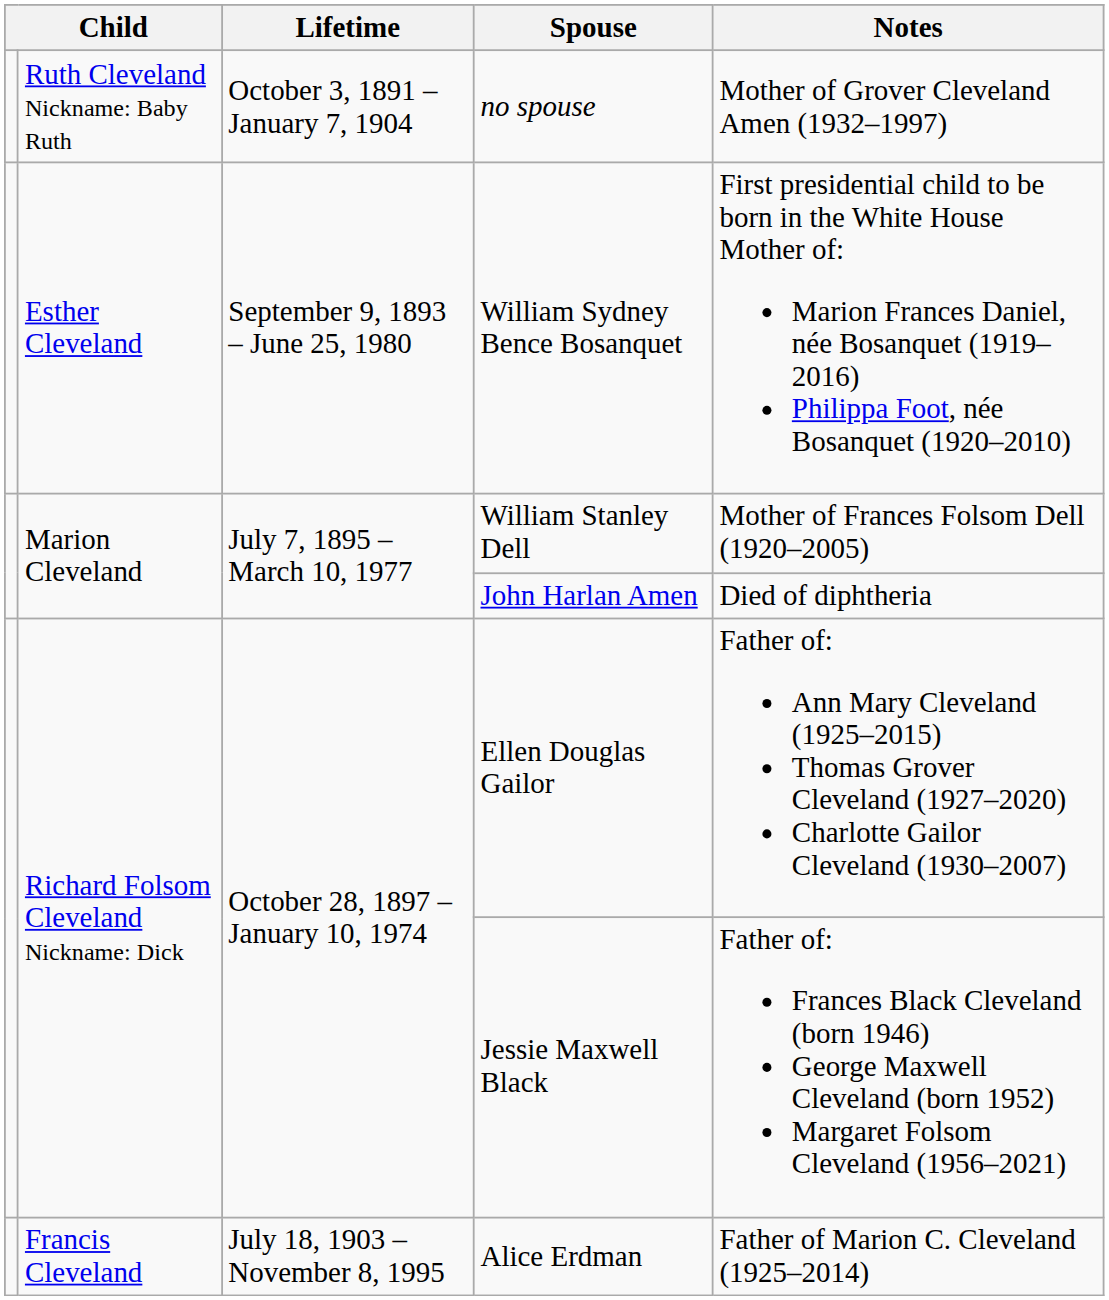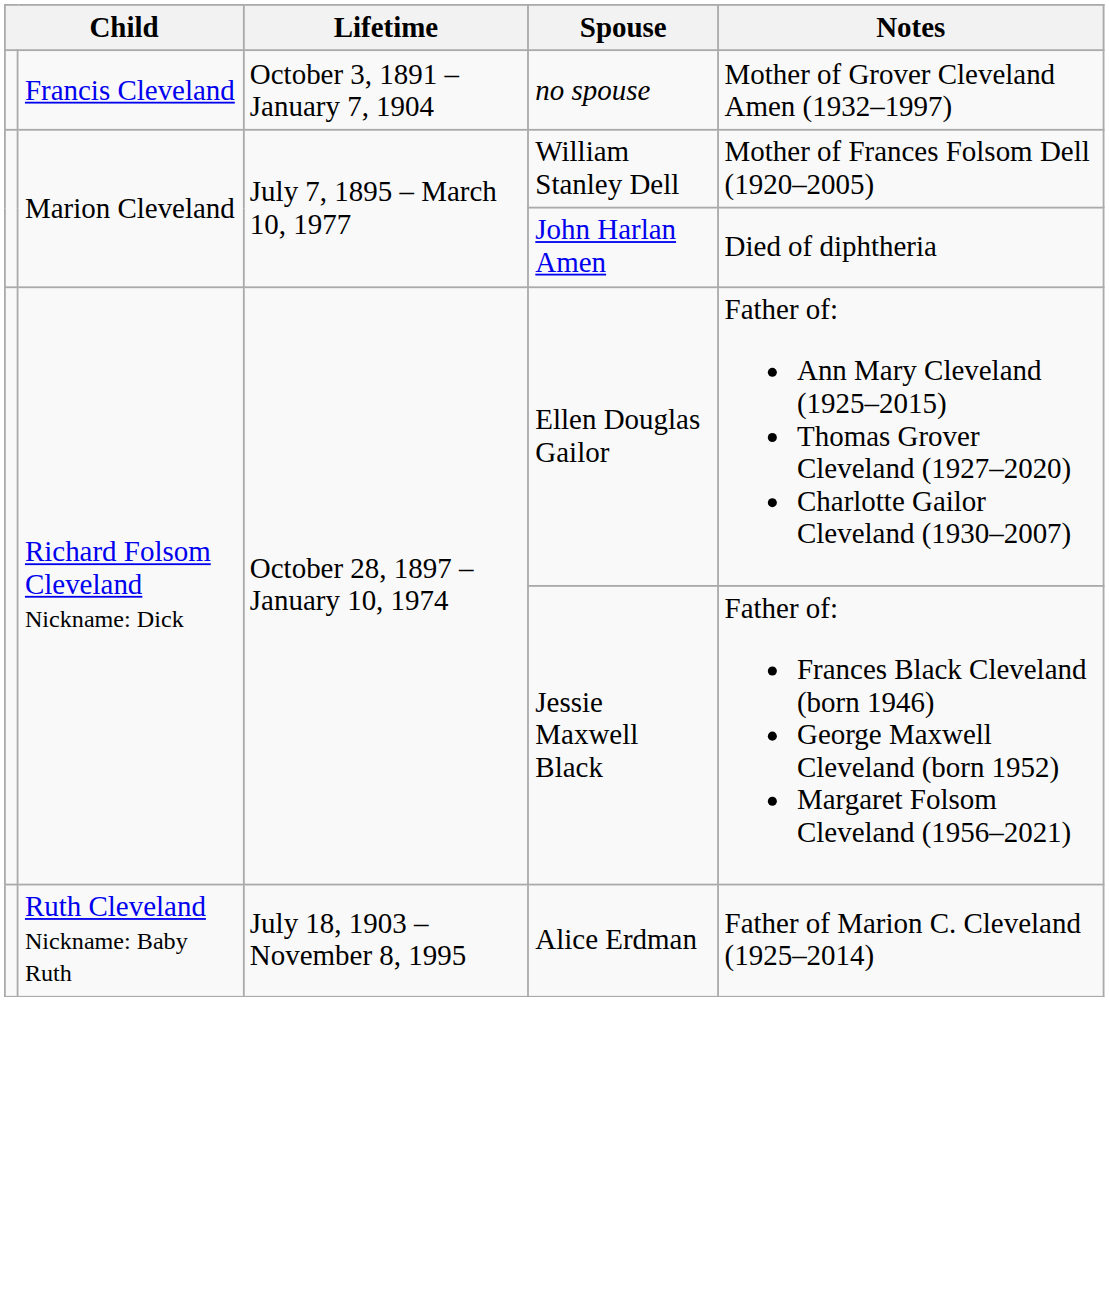(115, 105) Ruth Cleveland Nickname: Baby Ruth -> (130, 89) Francis Cleveland
- row: (581, 327)
(84, 1255) Francis Cleveland -> (115, 940) Ruth Cleveland Nickname: Baby Ruth
